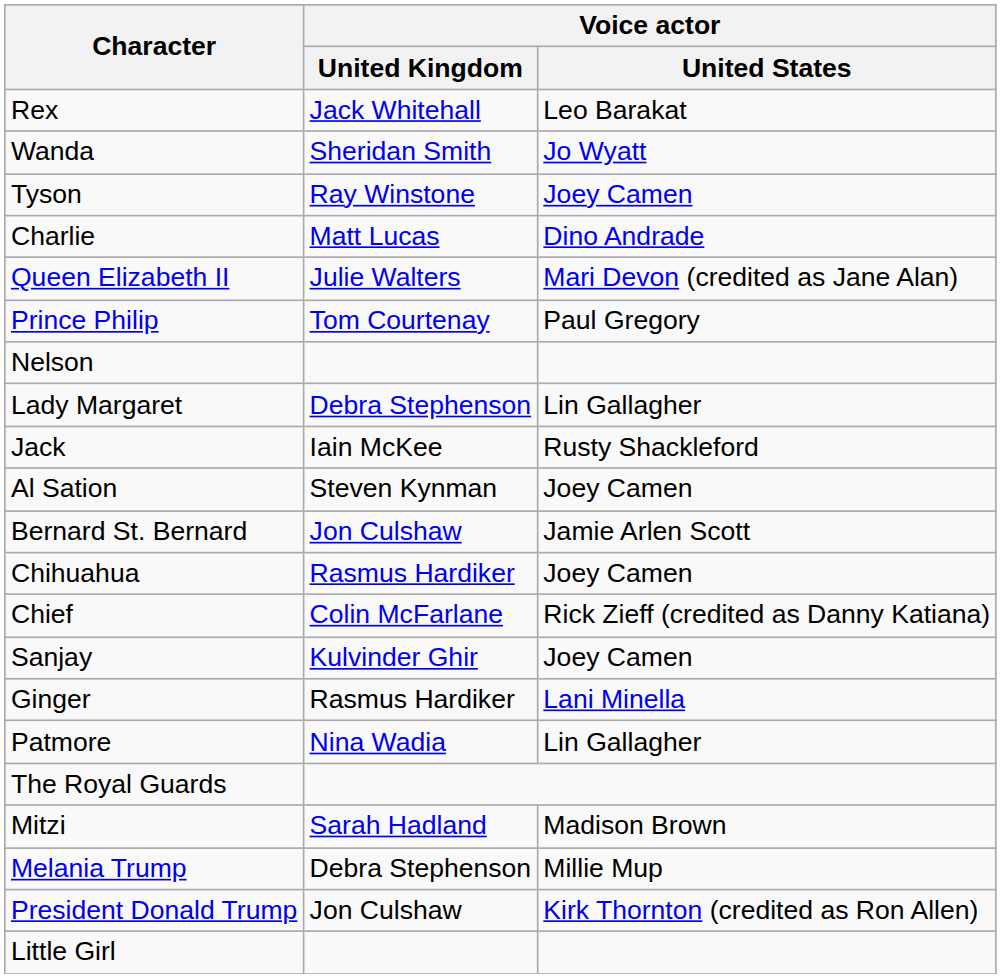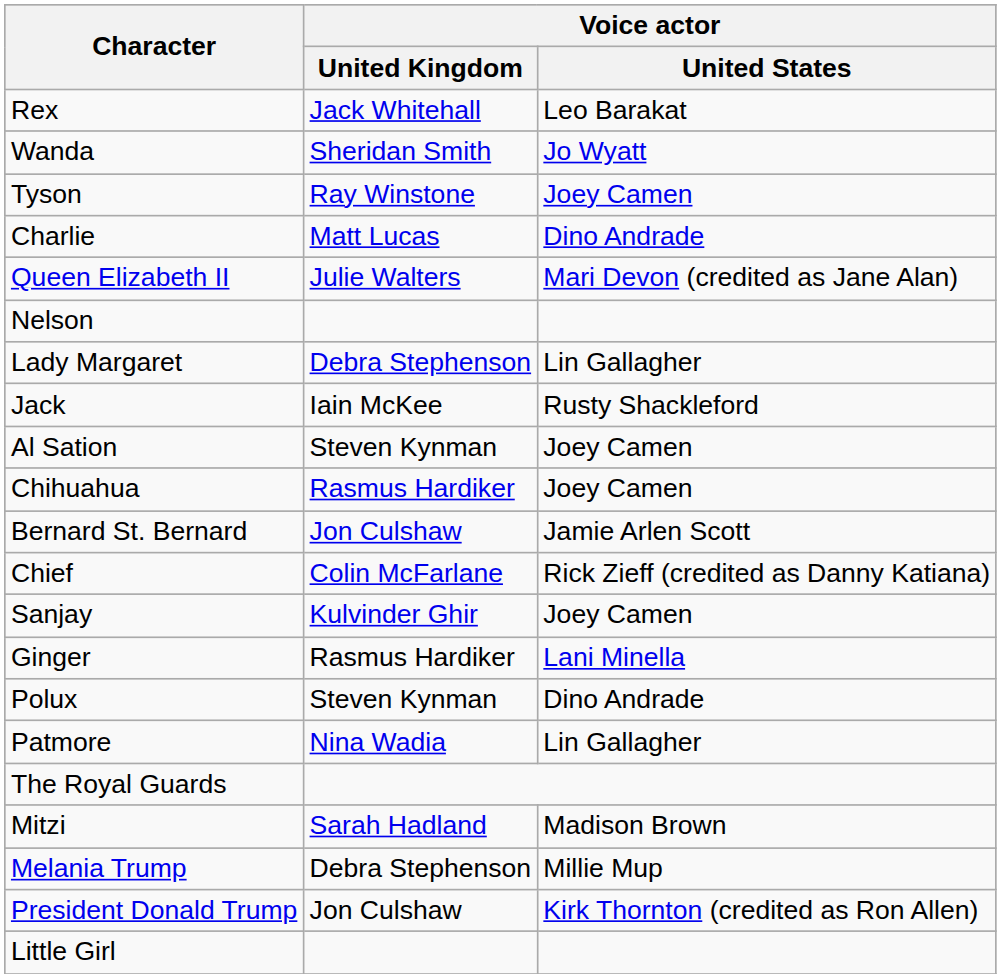- row: (85, 320)
rows swapped: (129, 531) <-> (75, 573)
+ row: (44, 699)
